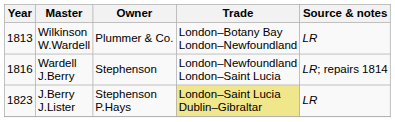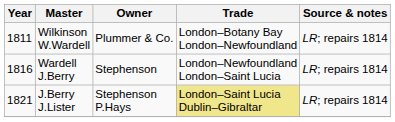(20, 38) 1813 -> (19, 38) 1811
(310, 38) LR -> (345, 38) LR; repairs 1814
(20, 100) 1823 -> (20, 100) 1821
(310, 100) LR -> (345, 100) LR; repairs 1814
